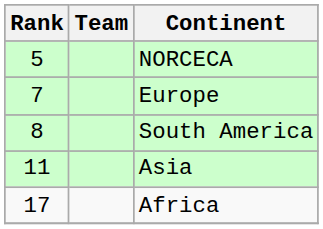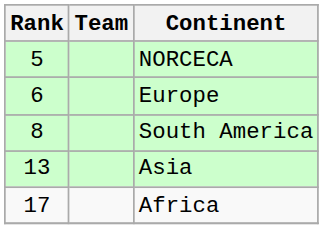(37, 96) 7 -> (37, 96) 6
(37, 169) 11 -> (37, 169) 13
